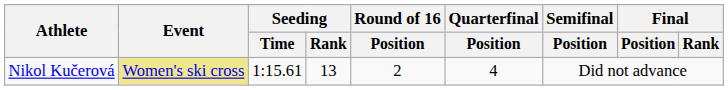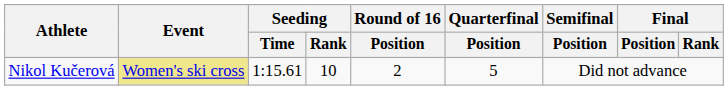(328, 71) 13 -> (328, 71) 10
(493, 71) 4 -> (493, 71) 5
